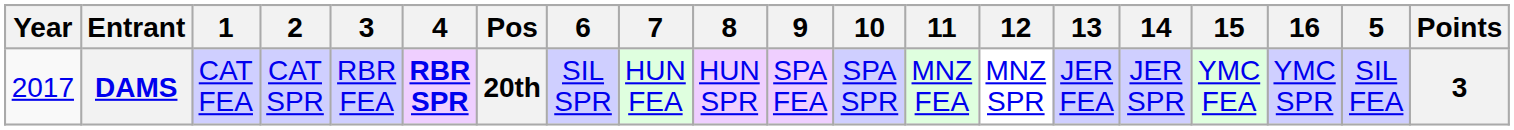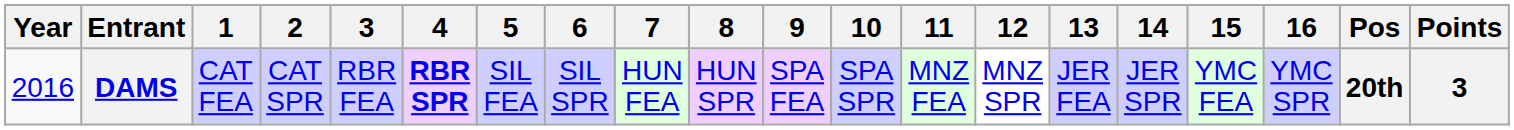columns swapped: (1376, 27) <-> (512, 27)
(43, 86) 2017 -> (43, 86) 2016
